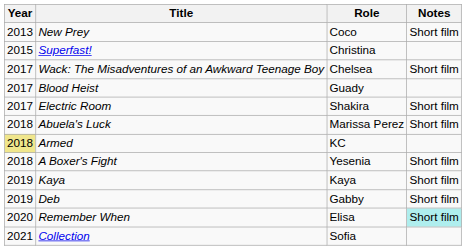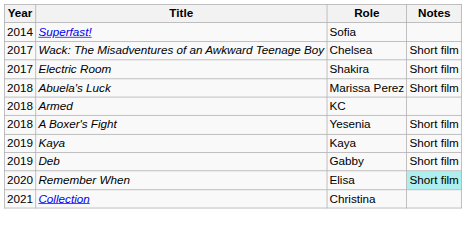- row: (64, 32)
(20, 50) 2015 -> (20, 32) 2014
(353, 50) Christina -> (343, 32) Sofia
- row: (68, 87)
(20, 143) khaki background -> (20, 106) no background
(343, 236) Sofia -> (353, 198) Christina
